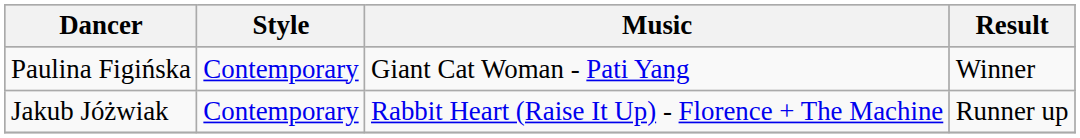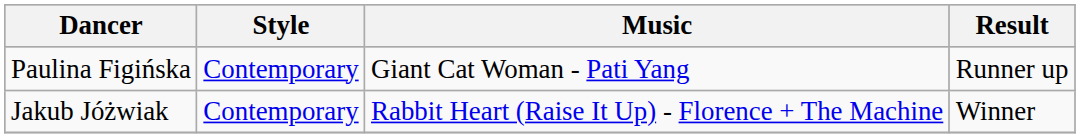(995, 68) Winner -> (1012, 68) Runner up
(1012, 111) Runner up -> (995, 111) Winner
